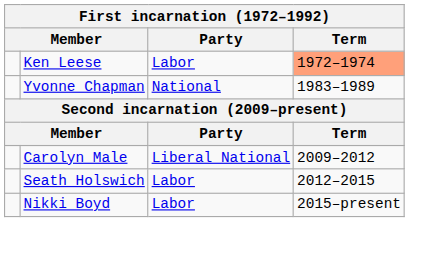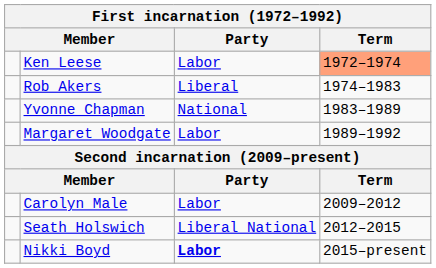+ row: (63, 87)
+ row: (97, 134)
(221, 157) Liberal National -> (199, 204) Labor
(173, 181) Labor -> (247, 228) Liberal National
(173, 204) normal -> (199, 251) bold
